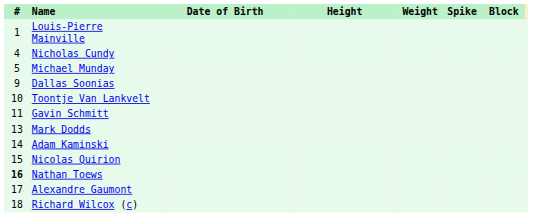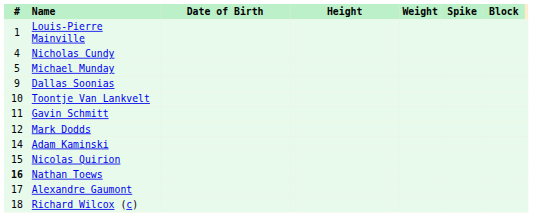(17, 129) 13 -> (17, 129) 12
